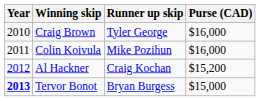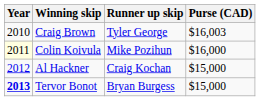(207, 31) $16,000 -> (207, 31) $16,003
(18, 50) no background -> (18, 50) lightyellow background
(207, 68) $15,200 -> (207, 68) $15,000
